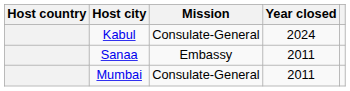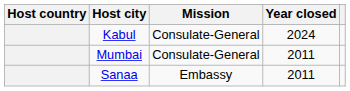rows swapped: (119, 75) <-> (119, 55)
